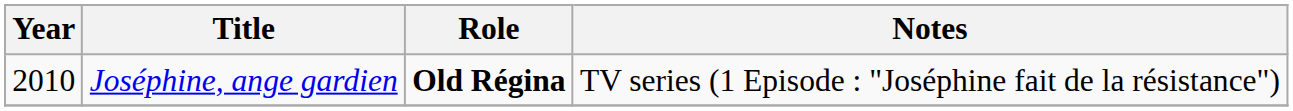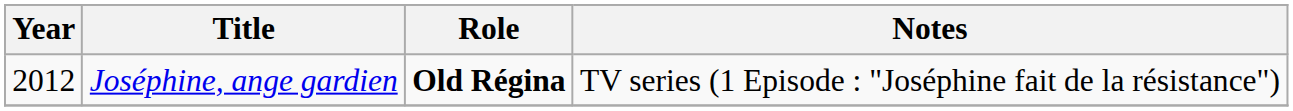(44, 79) 2010 -> (44, 79) 2012
